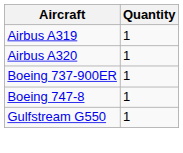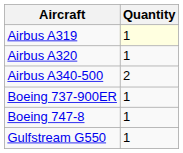(126, 35) no background -> (126, 35) lightyellow background
+ row: (55, 76)
